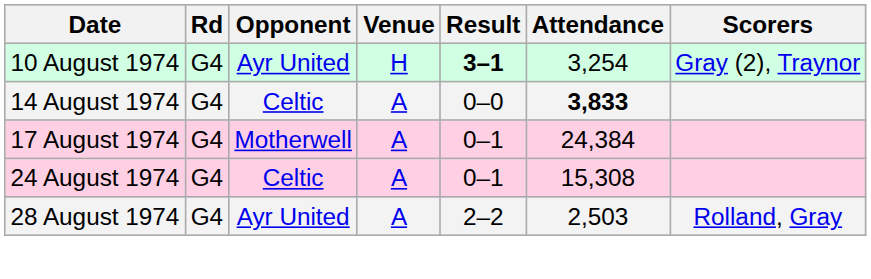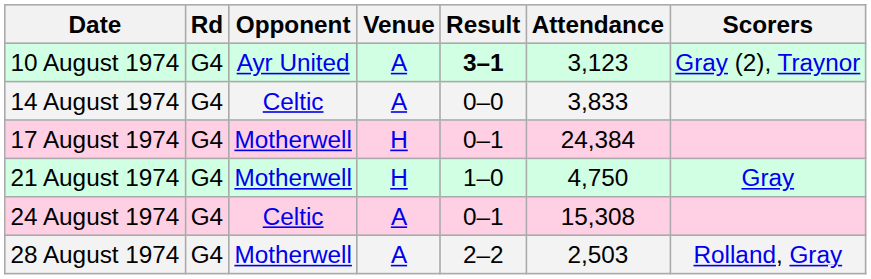(399, 63) H -> (399, 63) A
(598, 63) 3,254 -> (598, 63) 3,123
(598, 101) bold -> (598, 101) normal
(399, 140) A -> (399, 140) H
+ row: (95, 178)
(293, 217) Ayr United -> (293, 255) Motherwell
